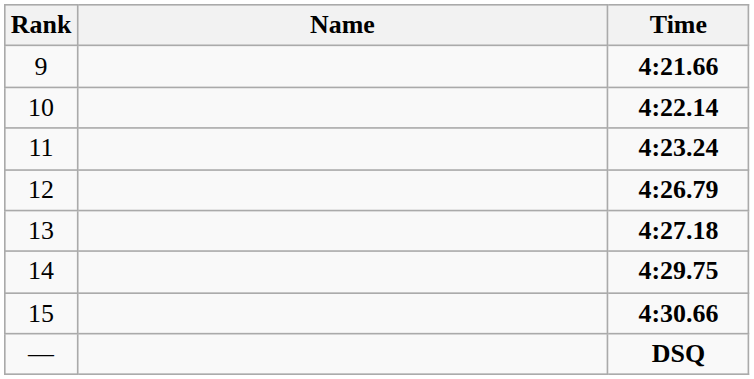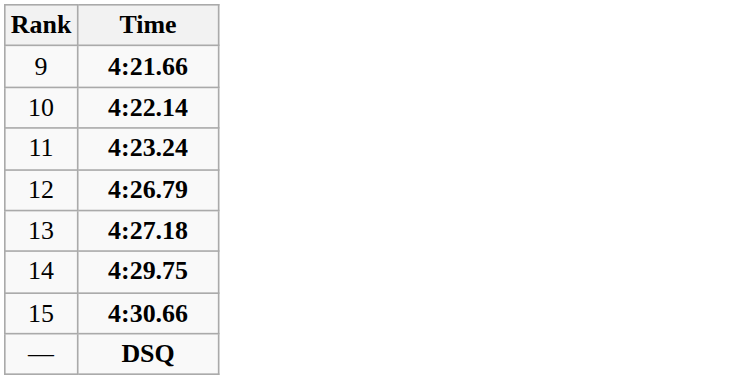- column: (342, 25)
